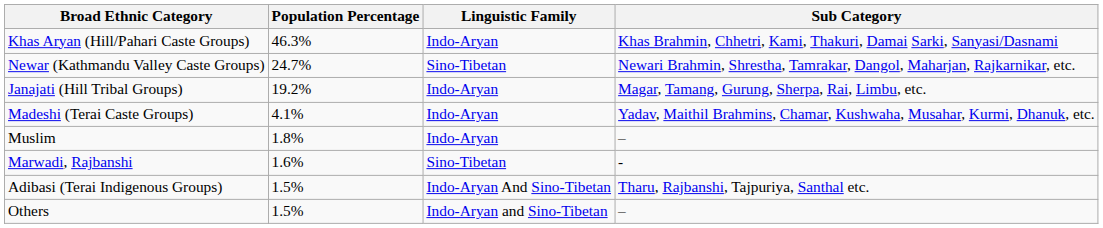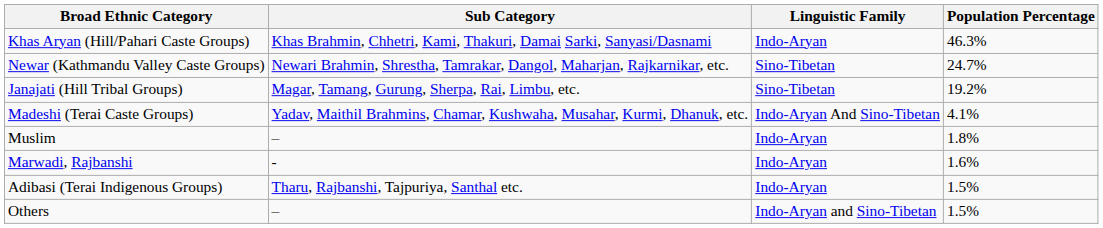columns swapped: (856, 16) <-> (345, 16)
(462, 89) Indo-Aryan -> (795, 89) Sino-Tibetan
(462, 114) Indo-Aryan -> (848, 114) Indo-Aryan And Sino-Tibetan
(466, 162) Sino-Tibetan -> (791, 162) Indo-Aryan
(519, 187) Indo-Aryan And Sino-Tibetan -> (791, 187) Indo-Aryan
